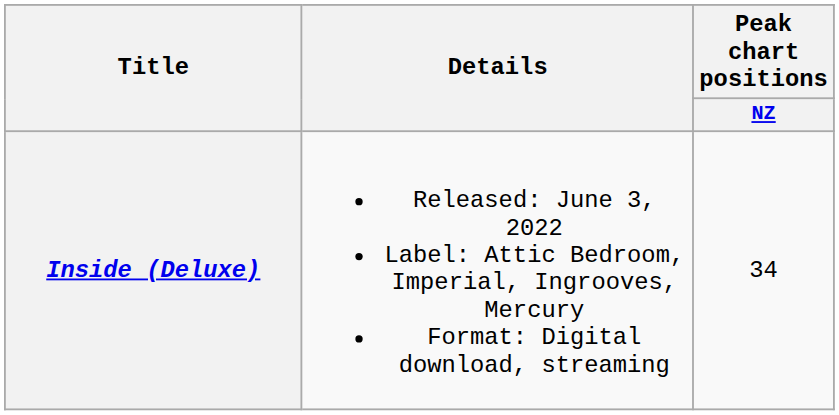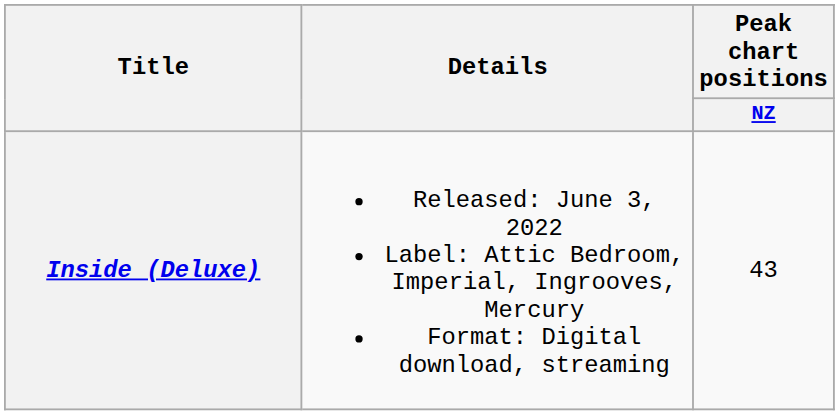(764, 270) 34 -> (764, 270) 43
